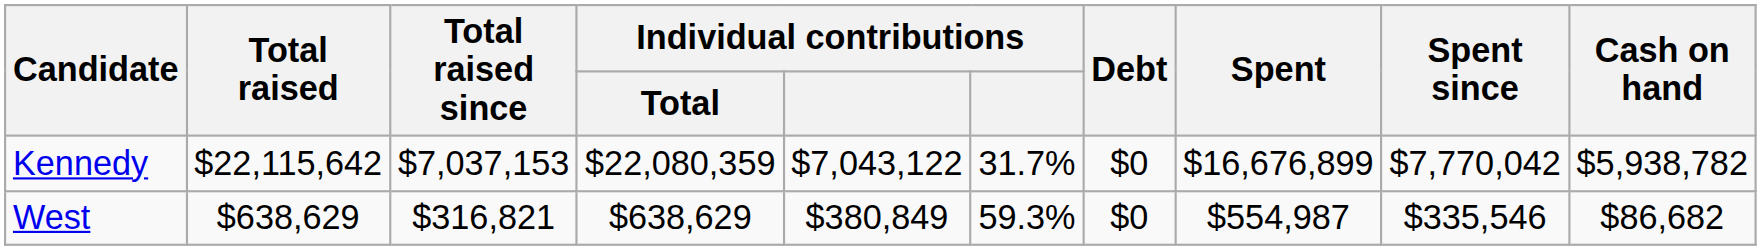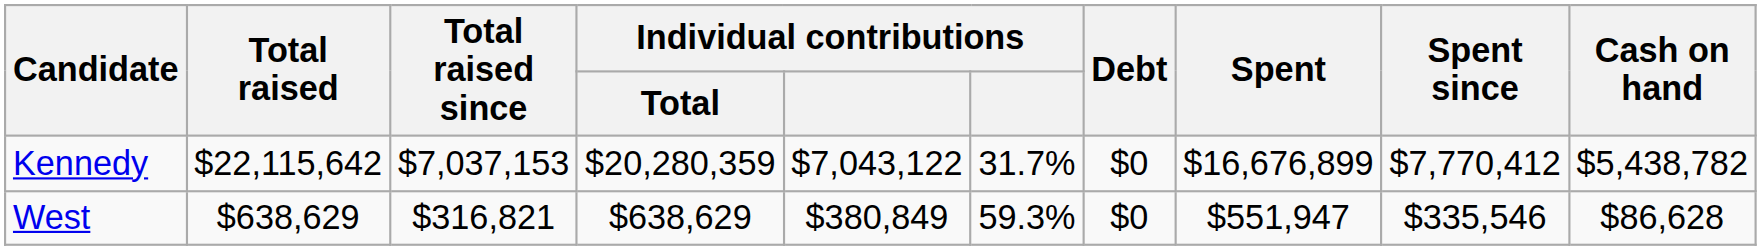(680, 162) $22,080,359 -> (680, 162) $20,280,359
(1475, 162) $7,770,042 -> (1475, 162) $7,770,412
(1662, 162) $5,938,782 -> (1662, 162) $5,438,782
(1278, 217) $554,987 -> (1278, 217) $551,947
(1662, 217) $86,682 -> (1662, 217) $86,628
